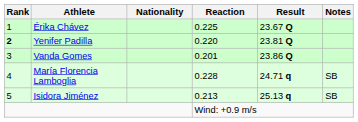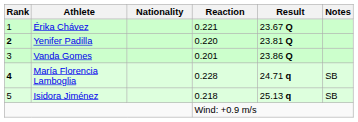(206, 27) 0.225 -> (206, 27) 0.221
(9, 76) normal -> (9, 76) bold
(206, 96) 0.213 -> (206, 96) 0.218
